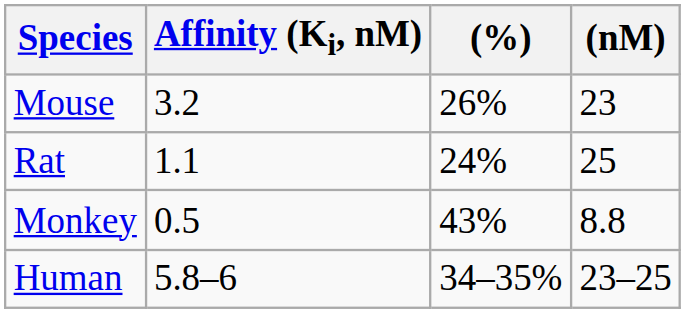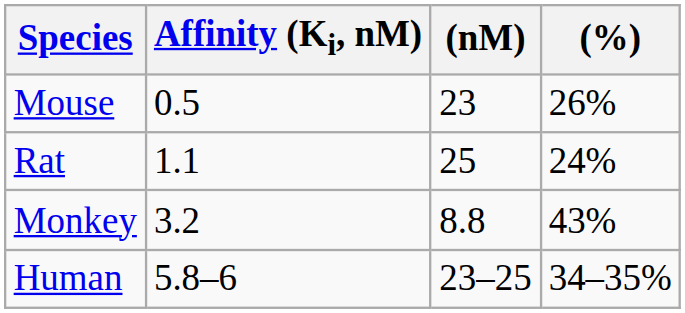columns swapped: (626, 38) <-> (501, 38)
(177, 102) 3.2 -> (177, 102) 0.5
(177, 219) 0.5 -> (177, 219) 3.2
